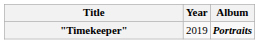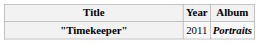(197, 30) 2019 -> (197, 30) 2011
